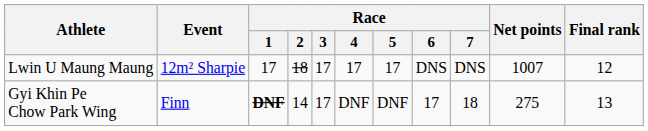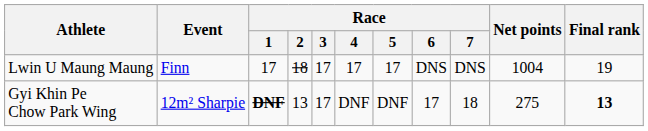(203, 68) 12m² Sharpie -> (175, 68) Finn
(527, 68) 1007 -> (527, 68) 1004
(604, 68) 12 -> (604, 68) 19
(175, 103) Finn -> (203, 103) 12m² Sharpie
(300, 103) 14 -> (300, 103) 13
(604, 103) normal -> (604, 103) bold
